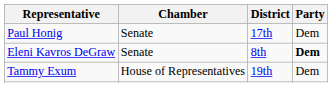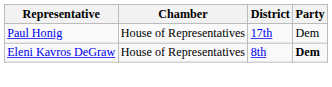(137, 33) Senate -> (183, 33) House of Representatives
(137, 52) Senate -> (183, 52) House of Representatives
- row: (42, 71)
